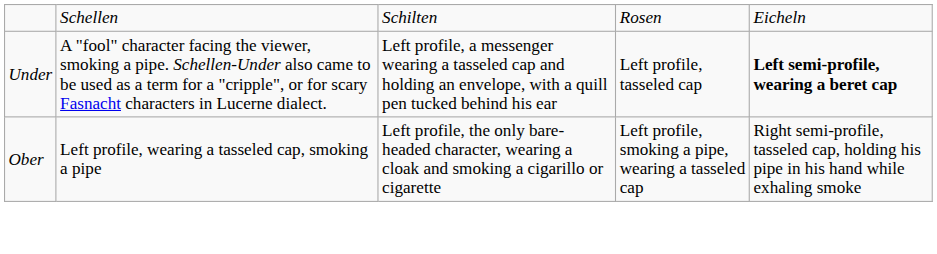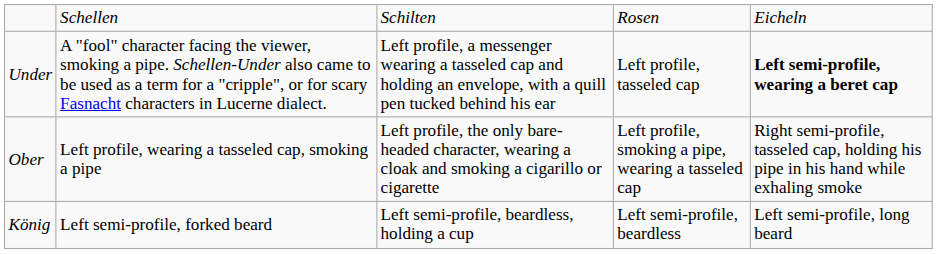+ row: (29, 224)
